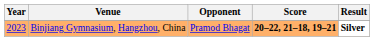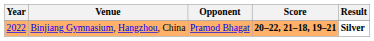(16, 28) 2023 -> (16, 28) 2022
